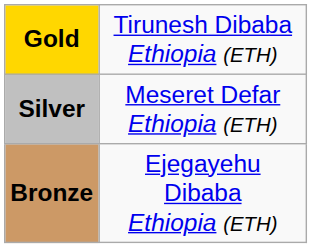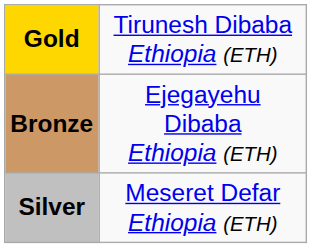rows swapped: (52, 108) <-> (52, 192)
